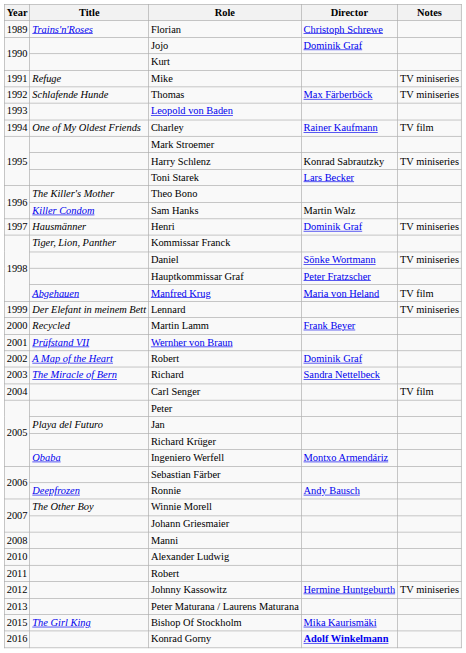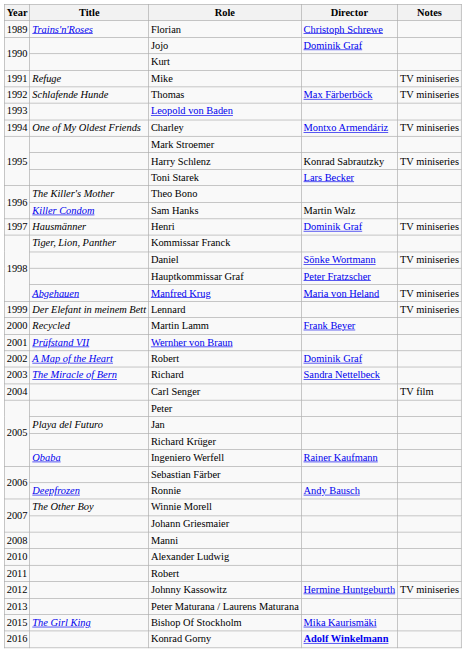(341, 128) Rainer Kaufmann -> (346, 128) Montxo Armendáriz
(417, 128) TV film -> (429, 128) TV miniseries
(417, 293) TV film -> (429, 293) TV miniseries
(346, 458) Montxo Armendáriz -> (341, 458) Rainer Kaufmann
